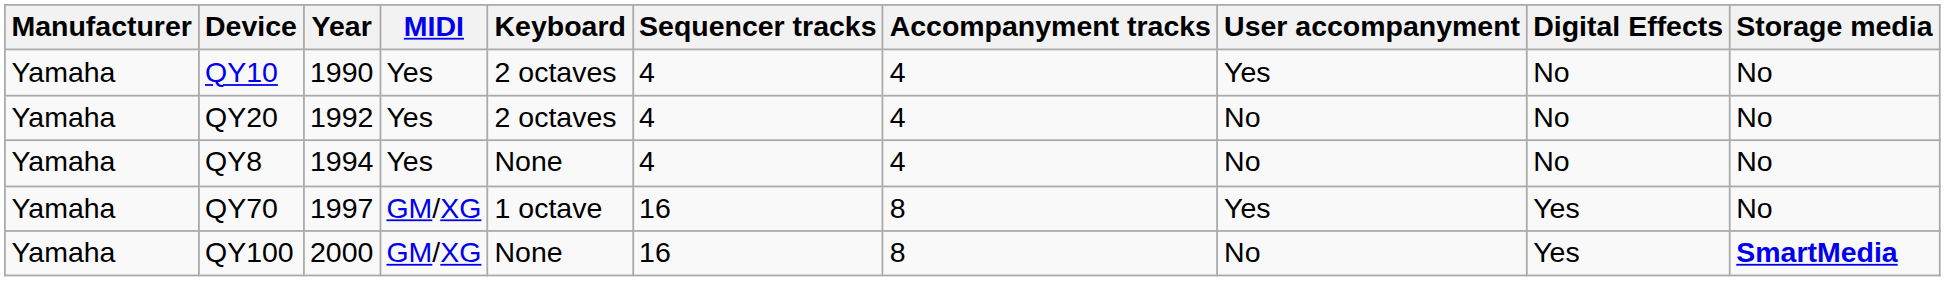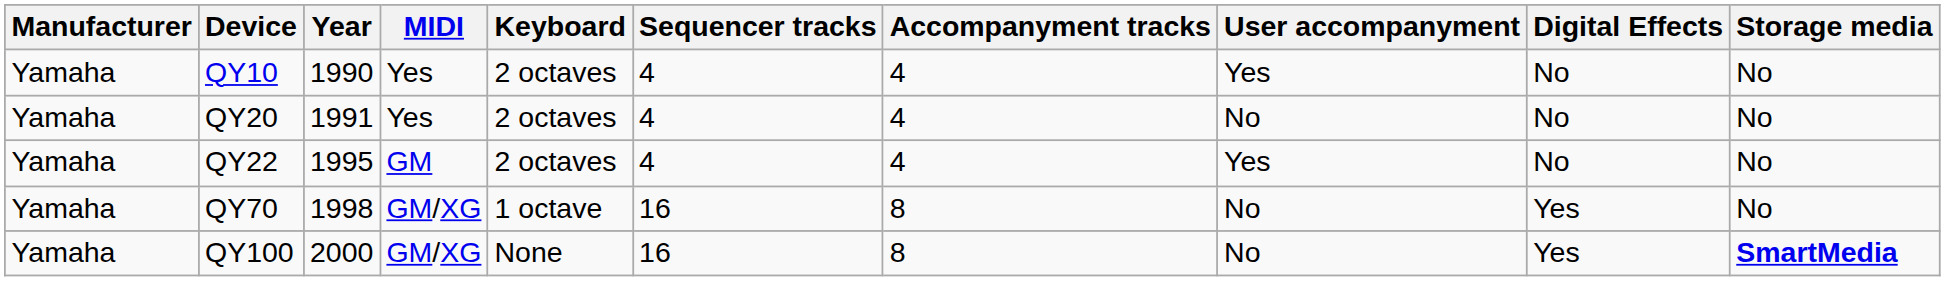(342, 117) 1992 -> (342, 117) 1991
- row: (233, 162)
+ row: (241, 162)
(342, 207) 1997 -> (342, 207) 1998
(1247, 207) Yes -> (1242, 207) No
